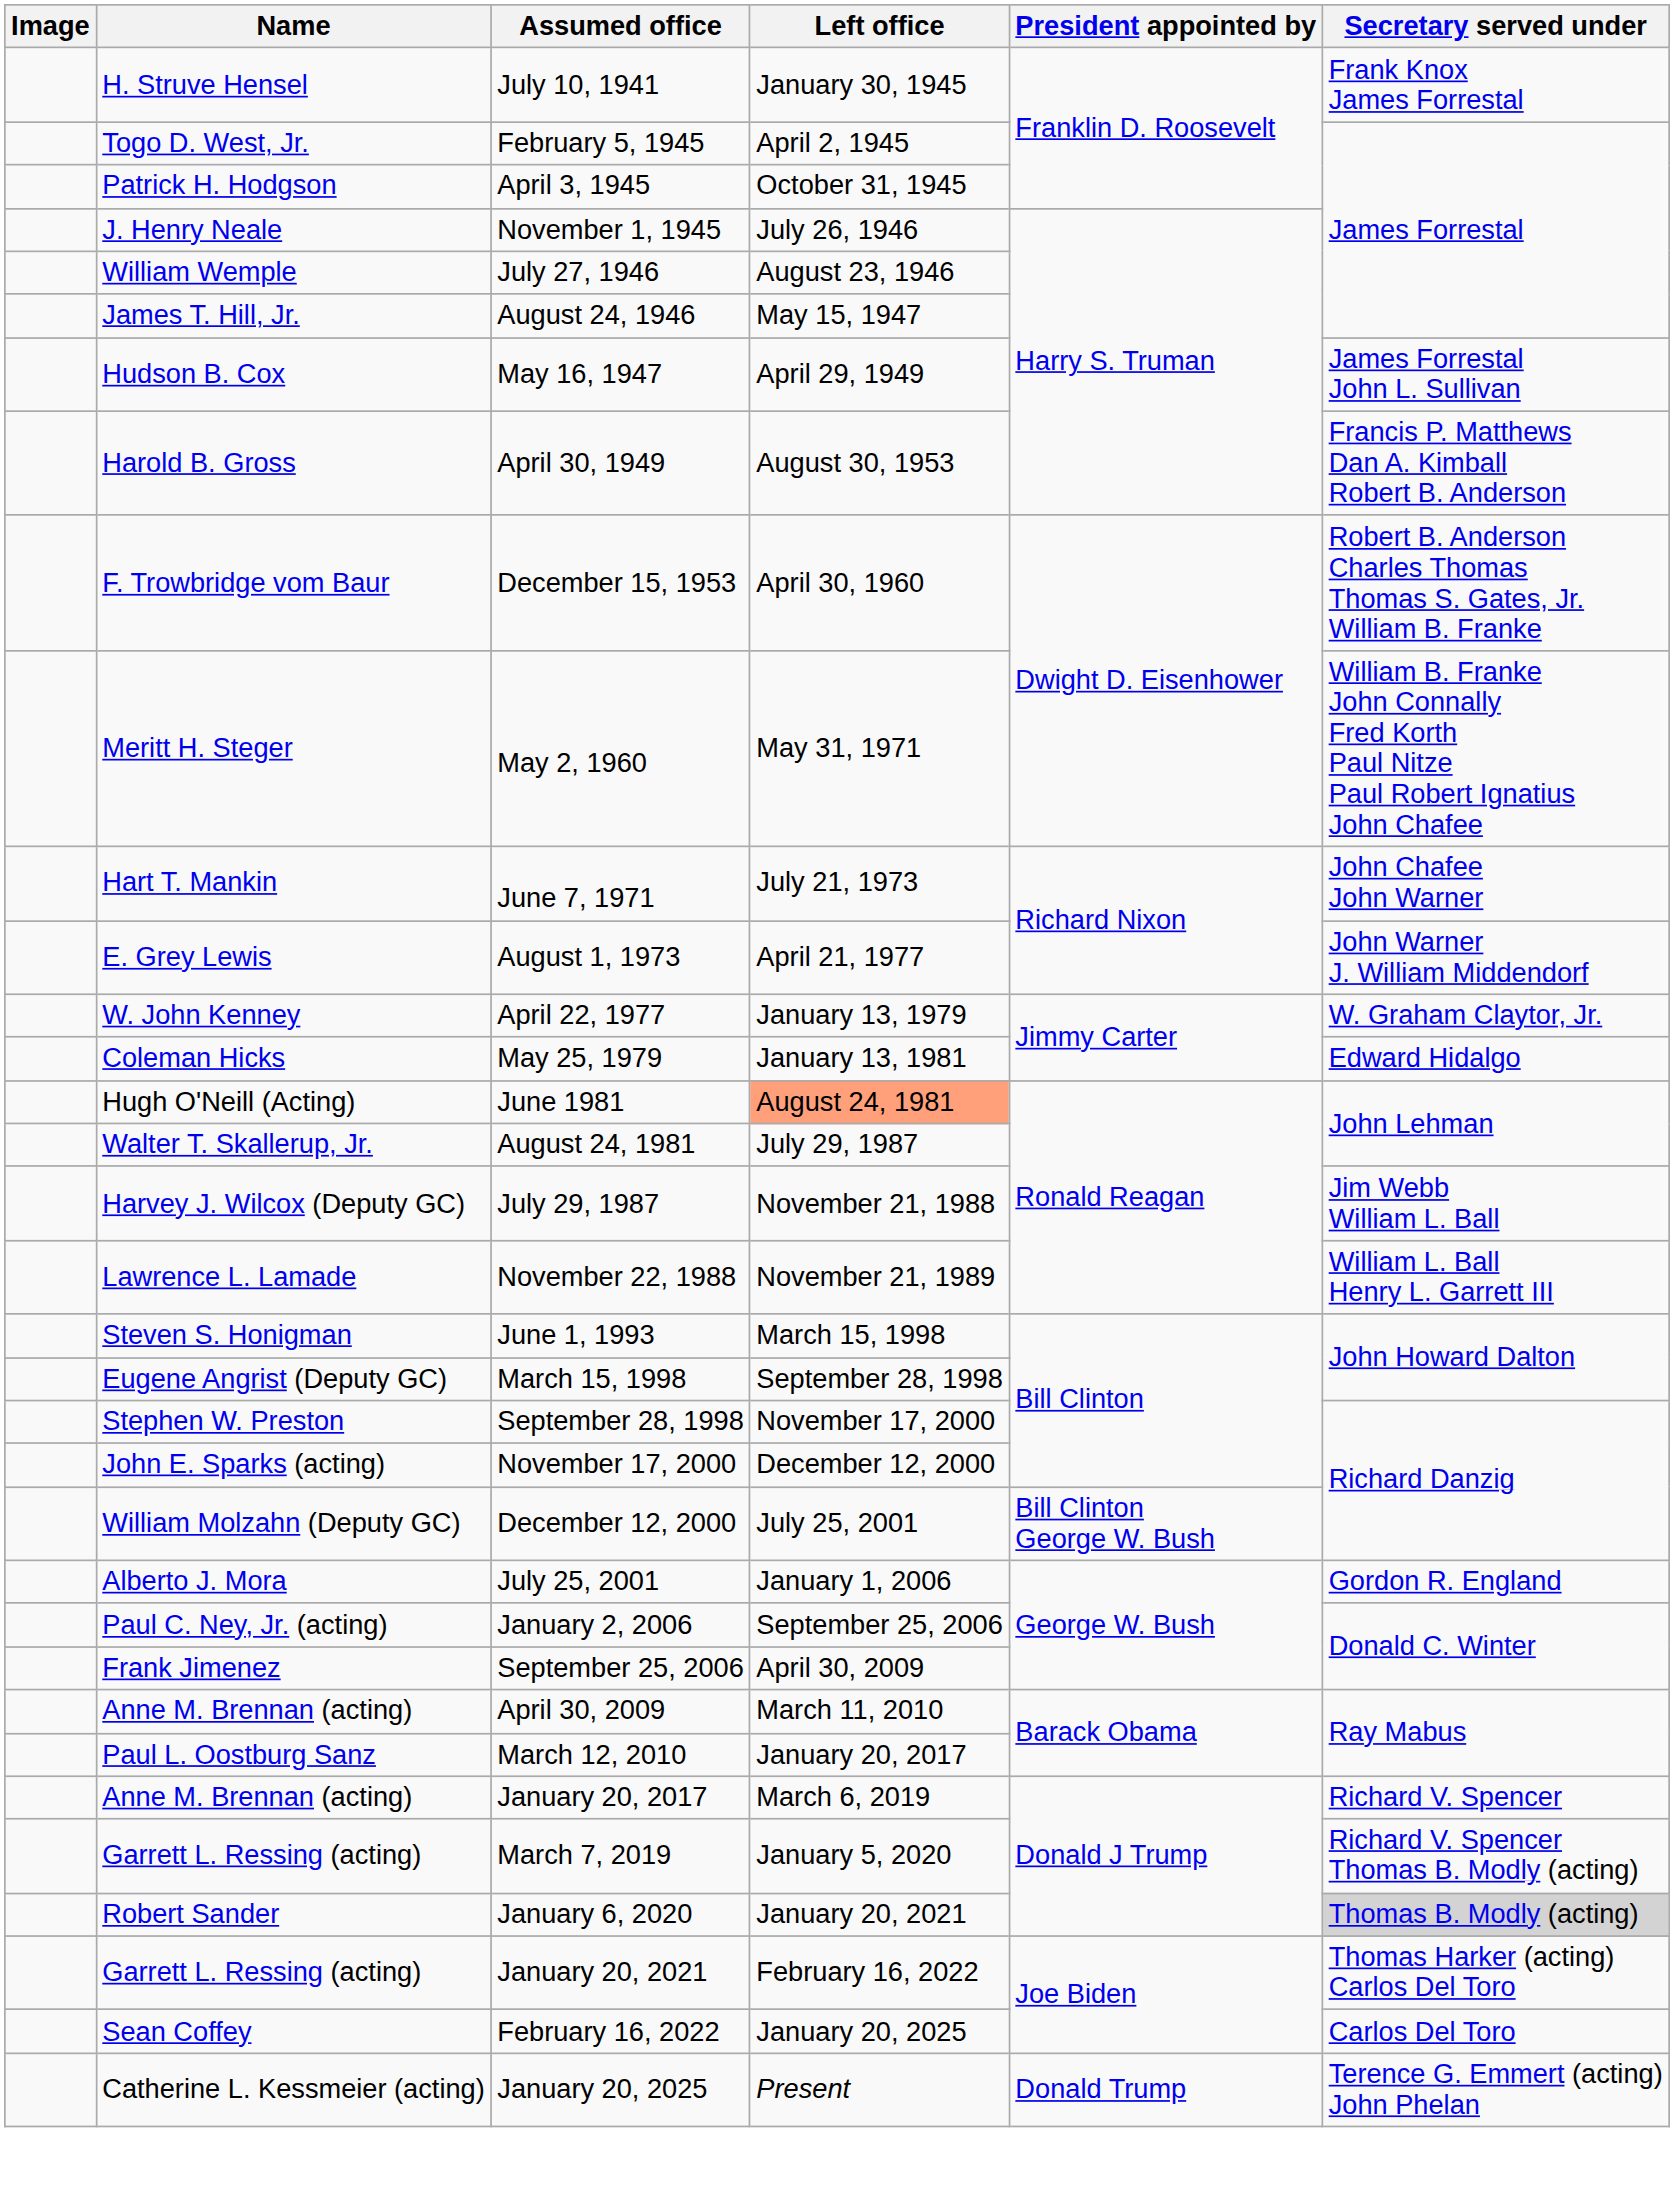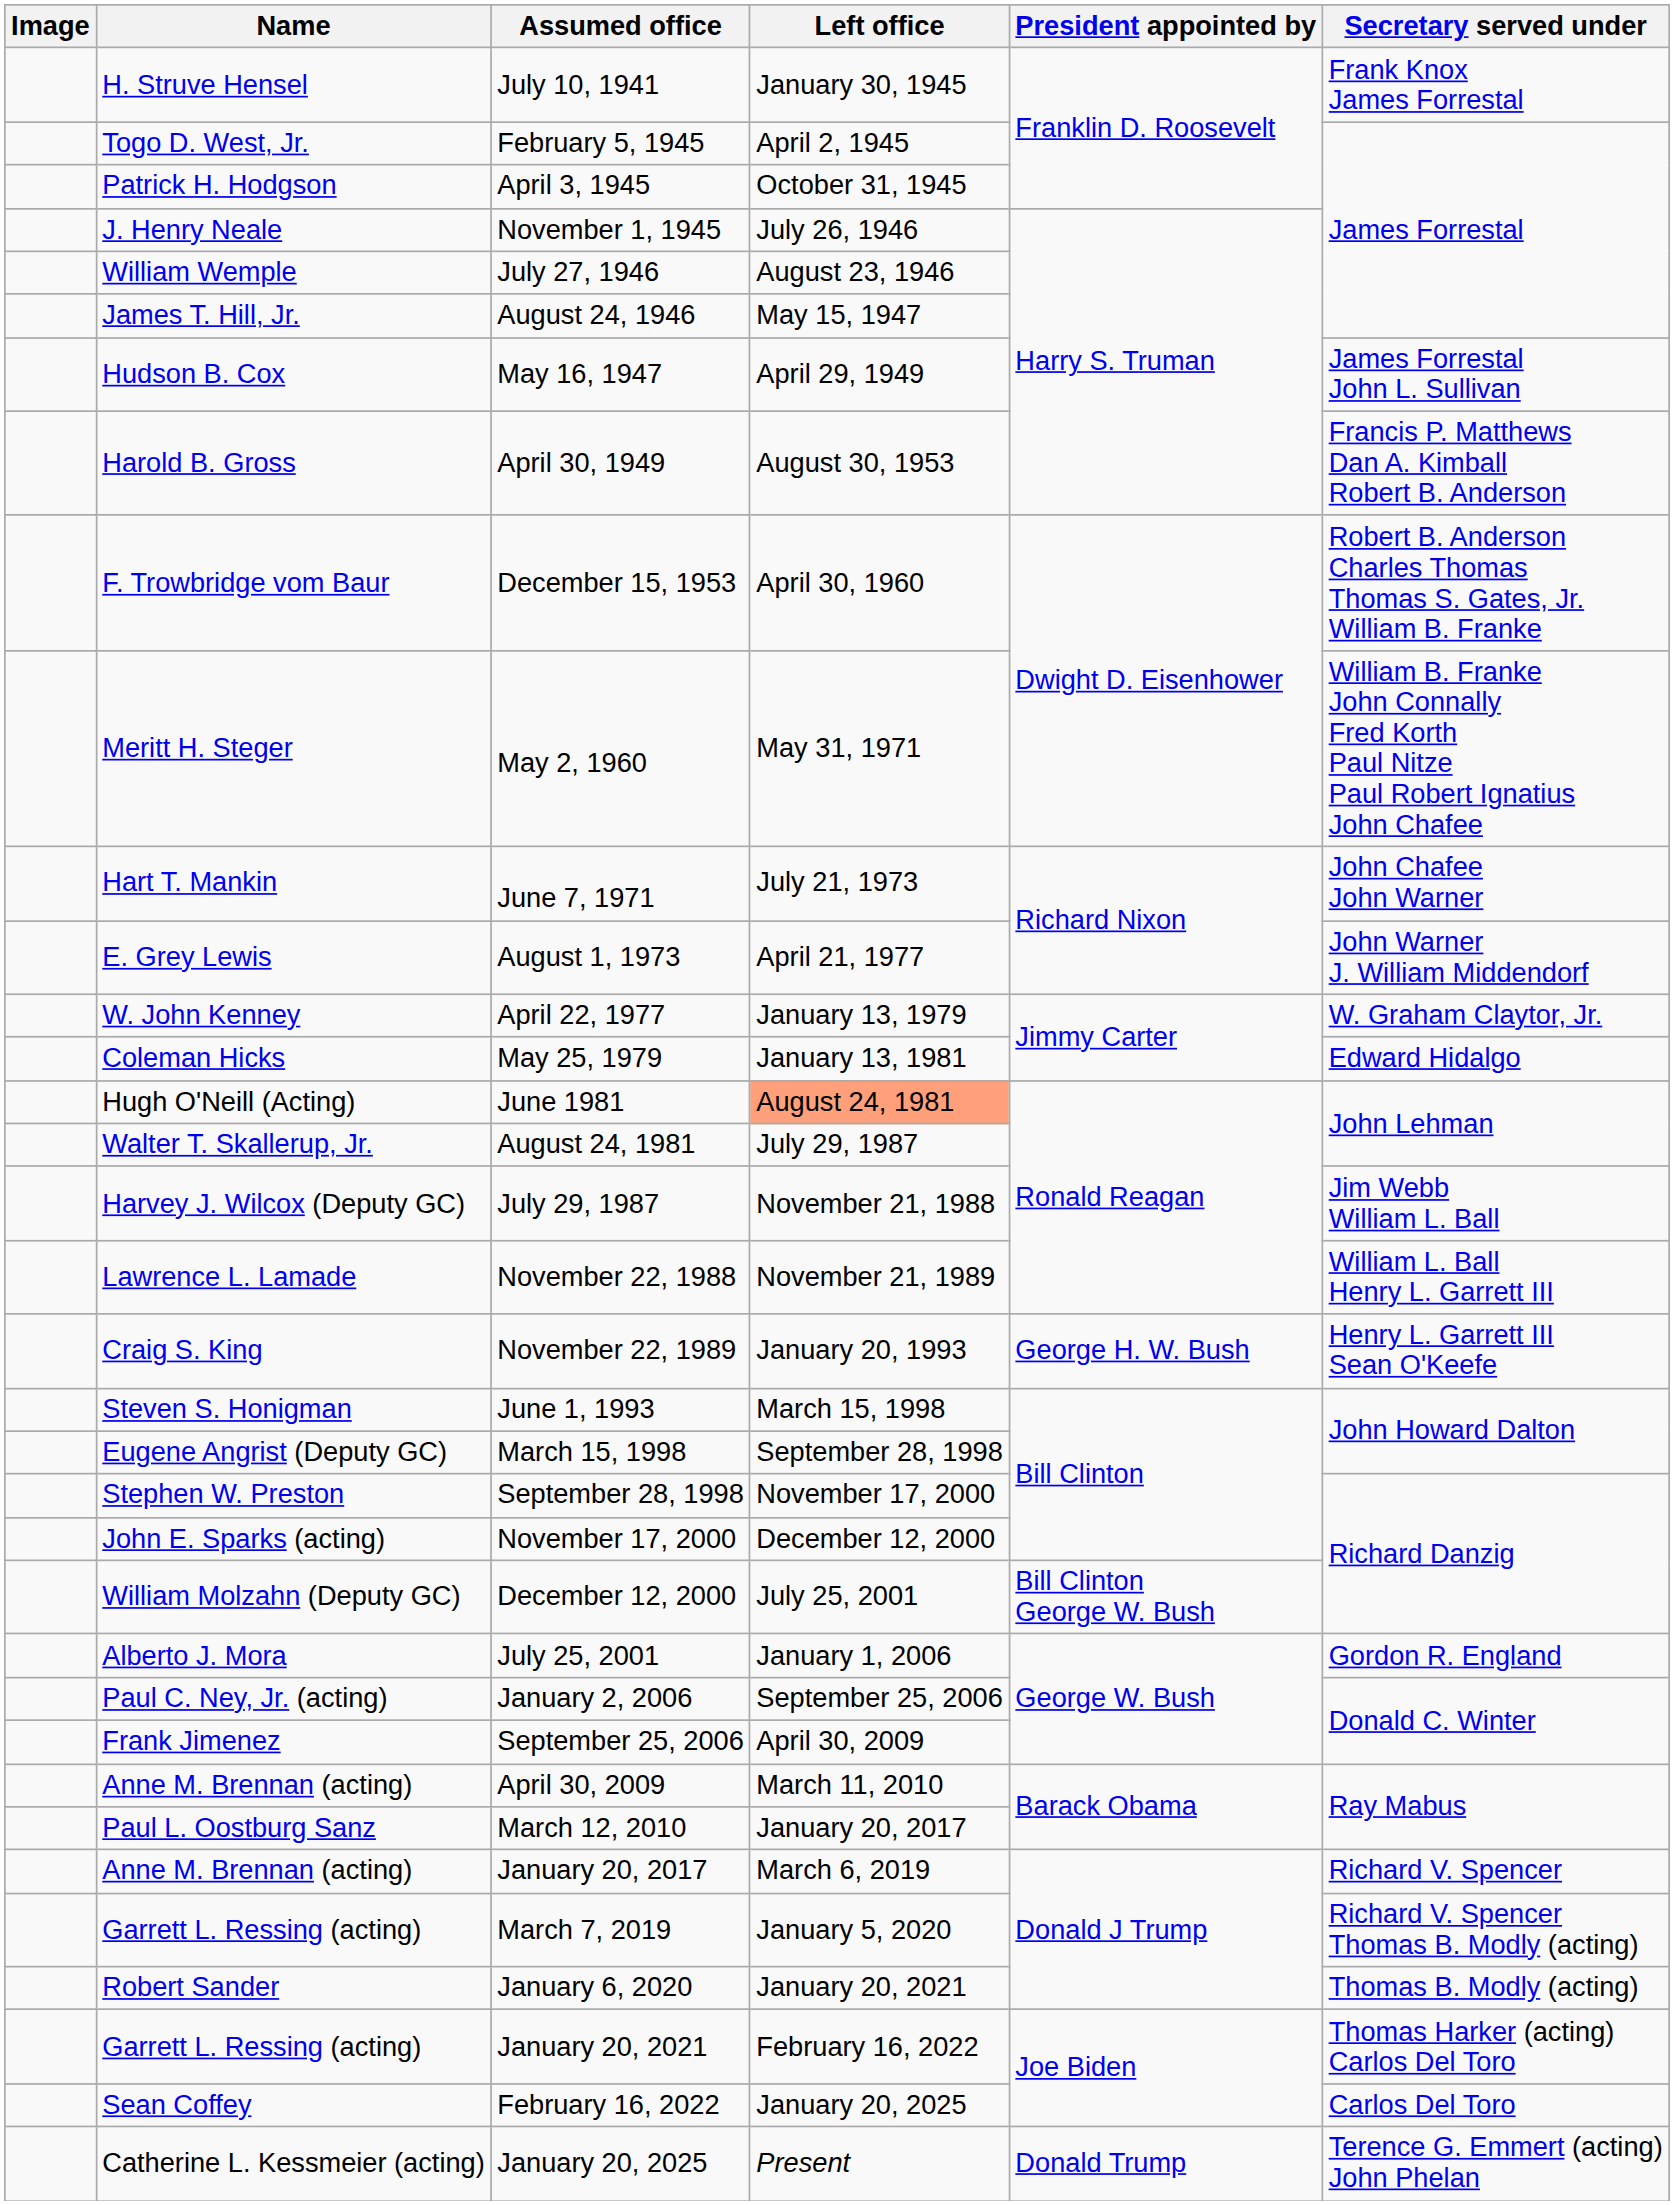+ row: (617, 1350)
(1484, 1914) lightgrey background -> (1484, 1987) no background
